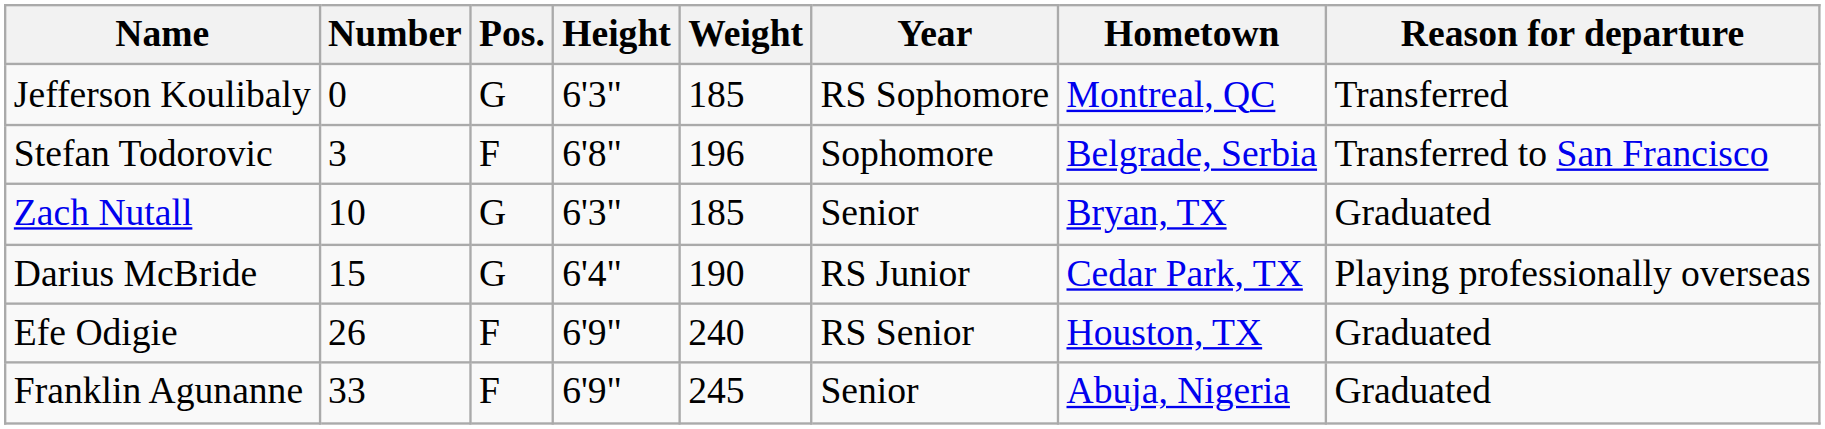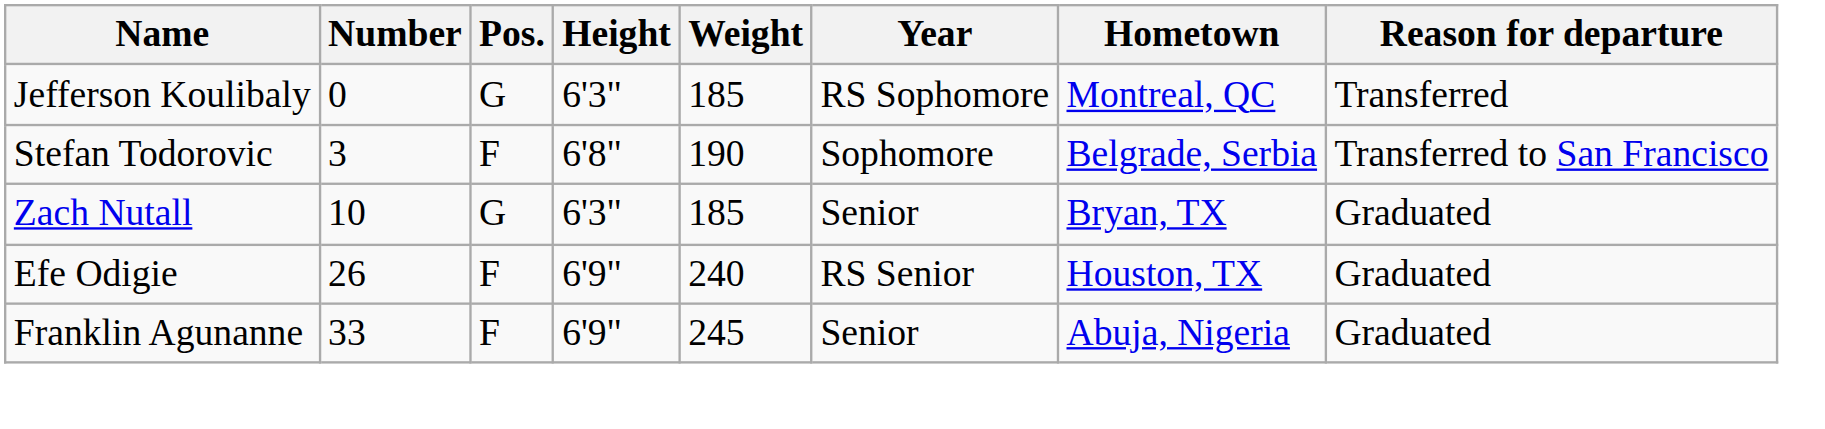(716, 153) 196 -> (716, 153) 190
- row: (135, 272)
